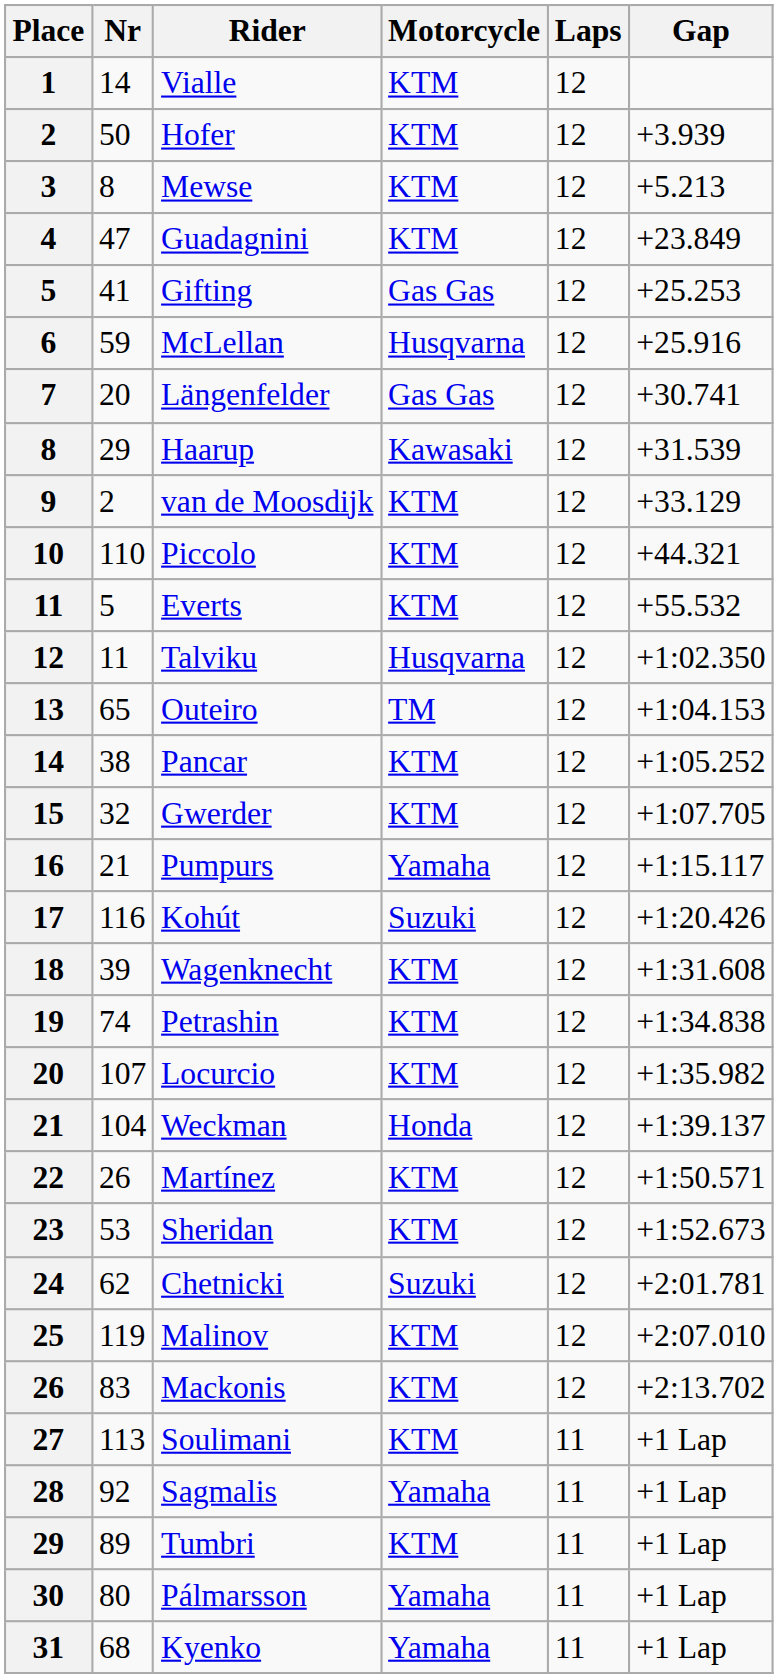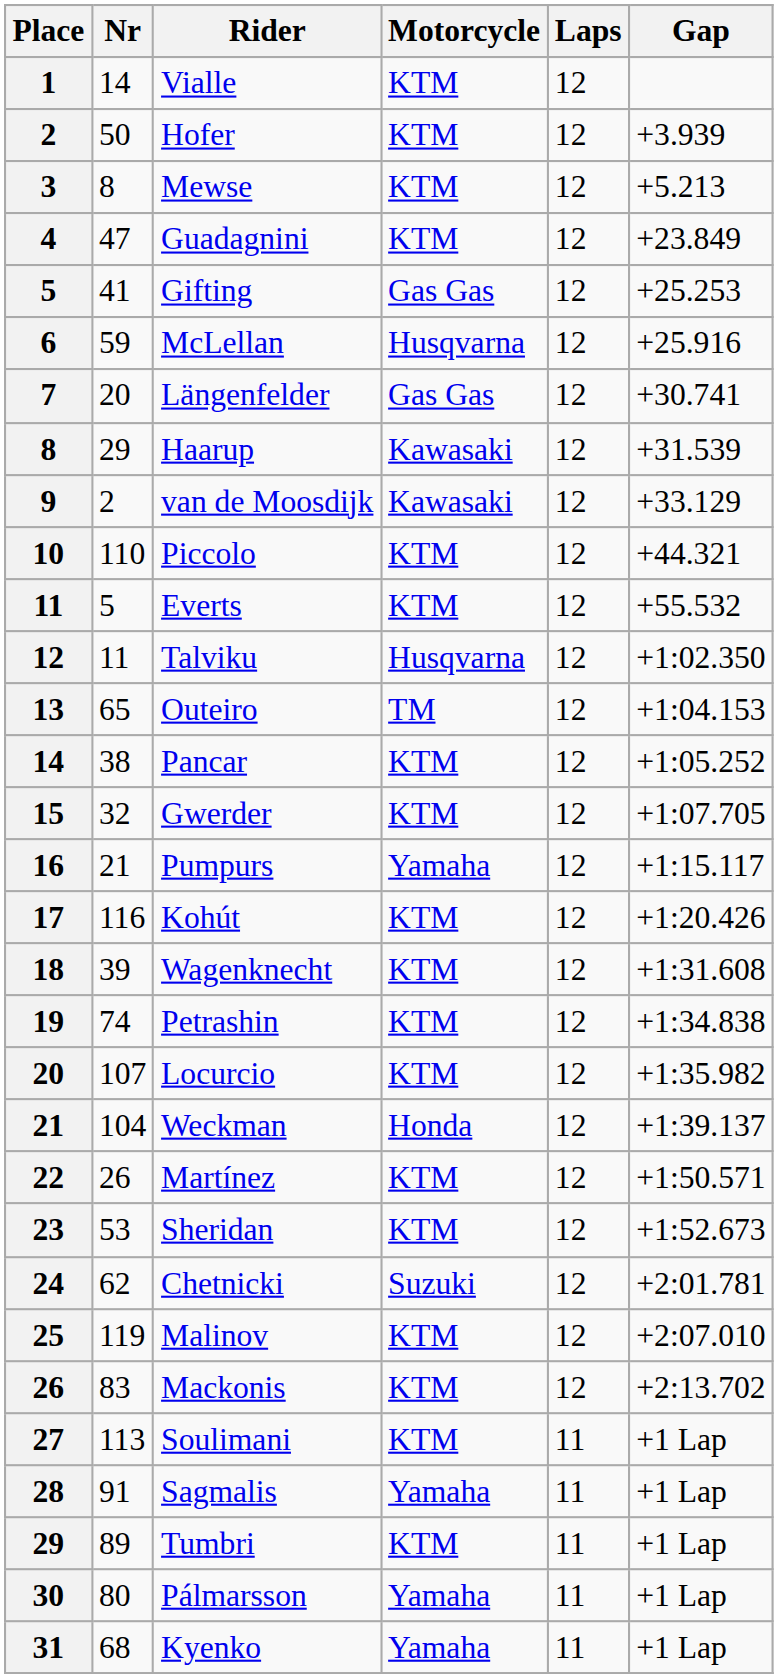(423, 499) KTM -> (450, 499) Kawasaki
(432, 916) Suzuki -> (423, 916) KTM
(115, 1490) 92 -> (115, 1490) 91
